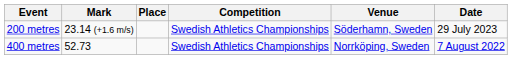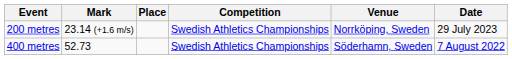(383, 29) Söderhamn, Sweden -> (382, 29) Norrköping, Sweden
(382, 46) Norrköping, Sweden -> (383, 46) Söderhamn, Sweden
